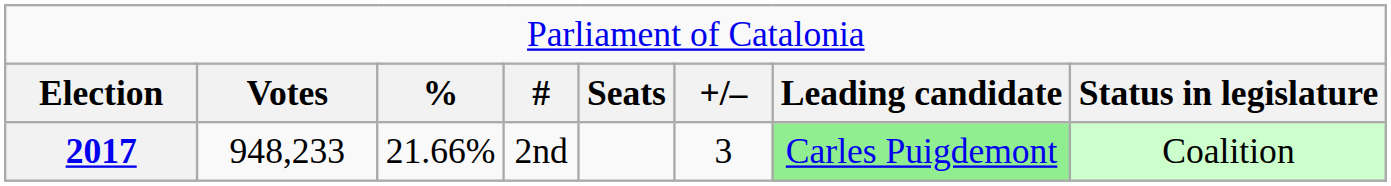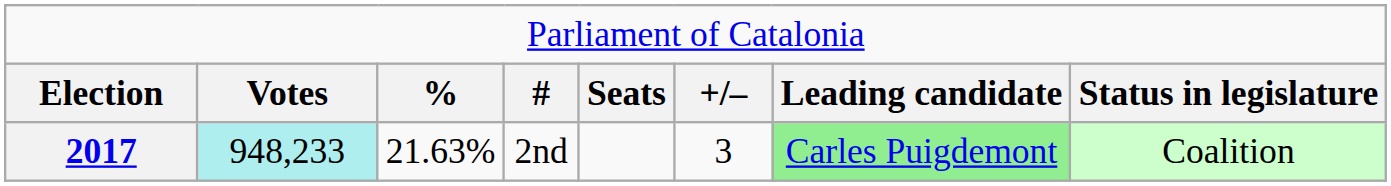(287, 151) no background -> (287, 151) paleturquoise background
(441, 151) 21.66% -> (441, 151) 21.63%
